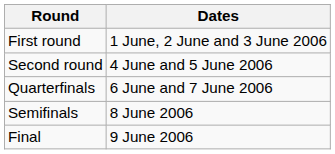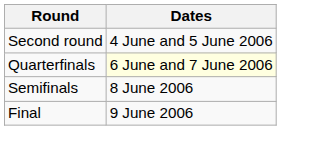- row: (44, 40)
(191, 88) no background -> (191, 64) lightyellow background
